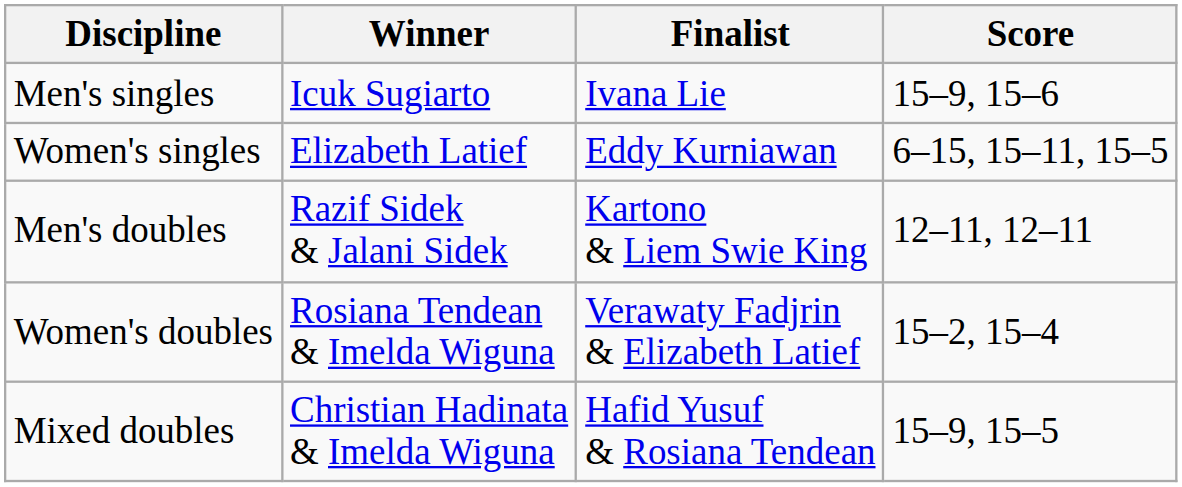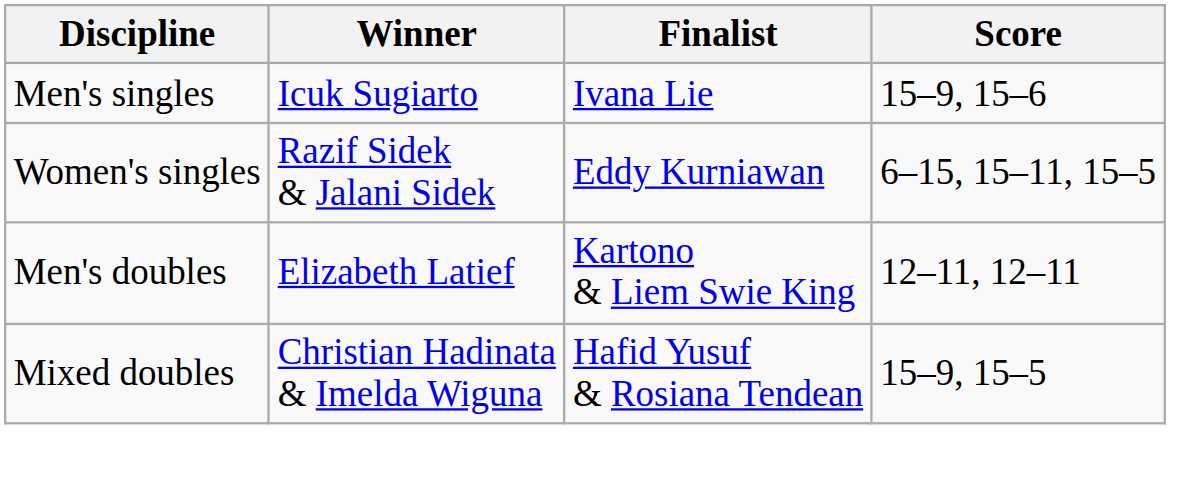(409, 151) Elizabeth Latief -> (387, 171) Razif Sidek & Jalani Sidek
(399, 230) Razif Sidek & Jalani Sidek -> (396, 272) Elizabeth Latief
- row: (143, 330)
